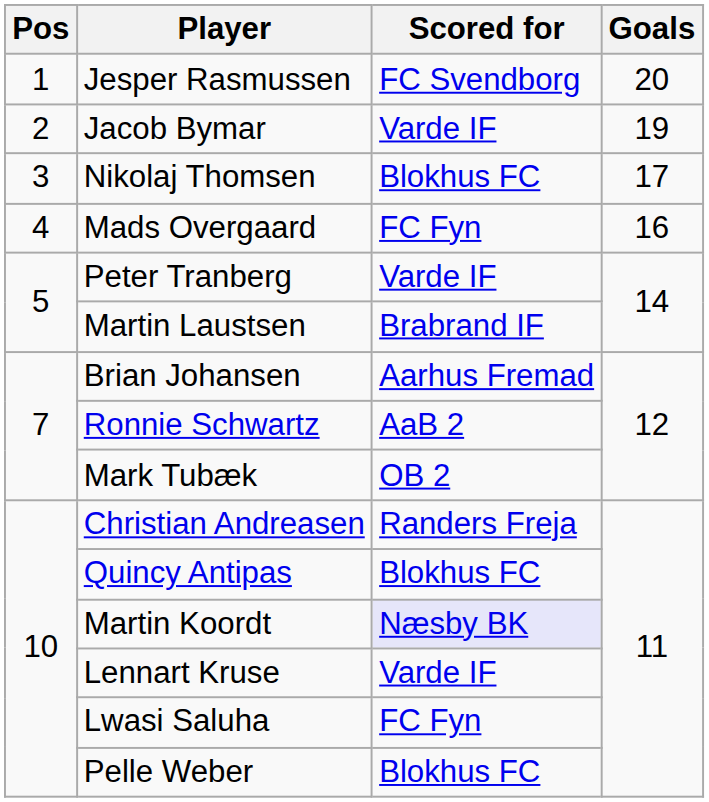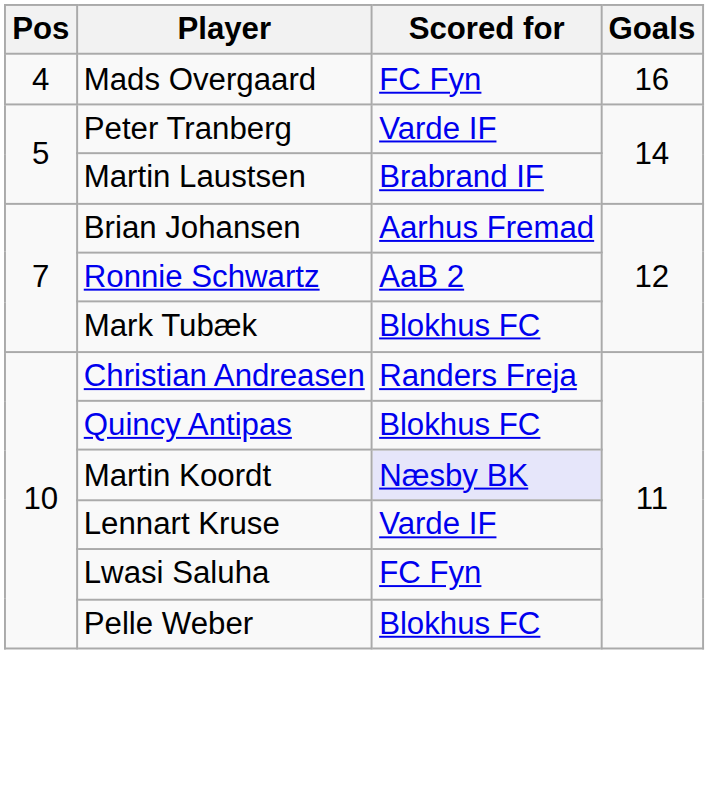- row: (217, 78)
- row: (175, 128)
- row: (200, 177)
(415, 474) OB 2 -> (460, 326) Blokhus FC
